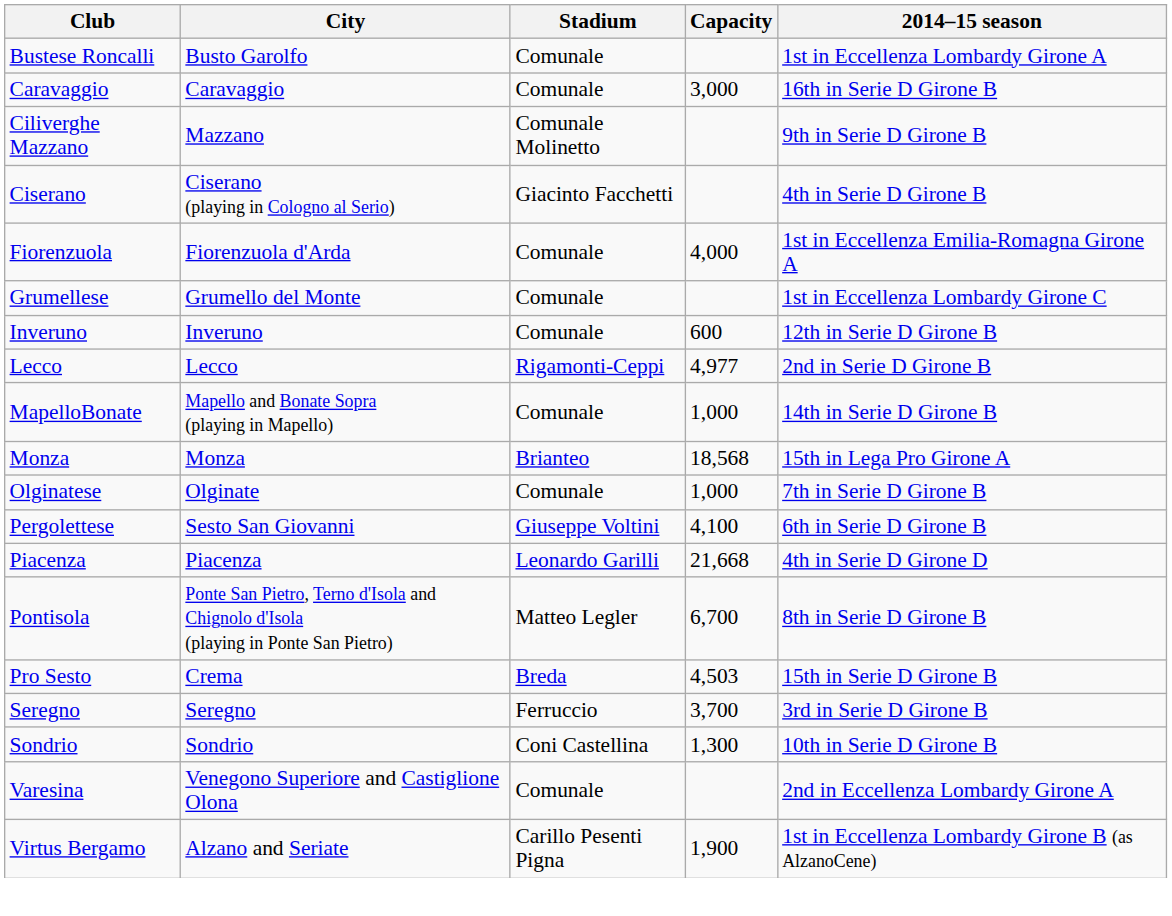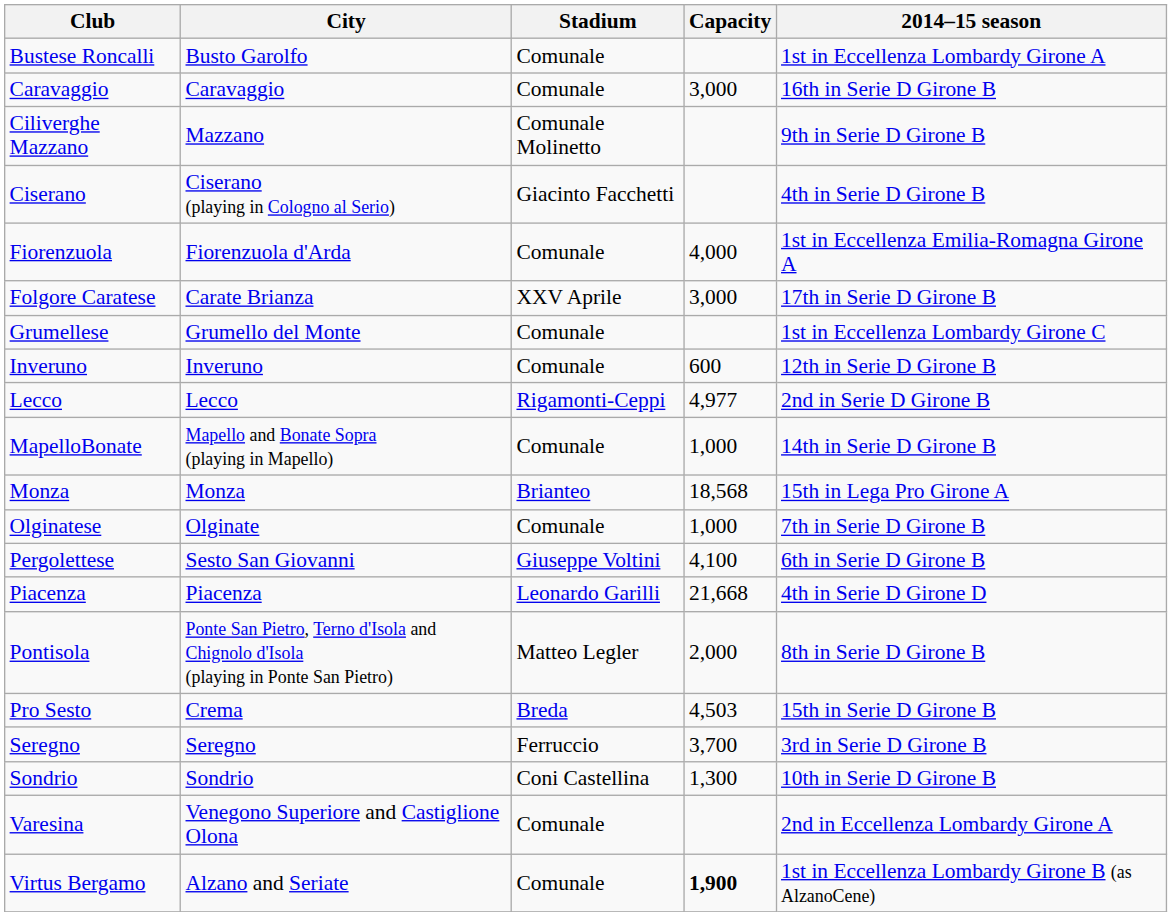+ row: (83, 297)
(714, 618) 6,700 -> (713, 652) 2,000
(579, 848) Carillo Pesenti Pigna -> (561, 882) Comunale
(714, 848) normal -> (713, 882) bold
